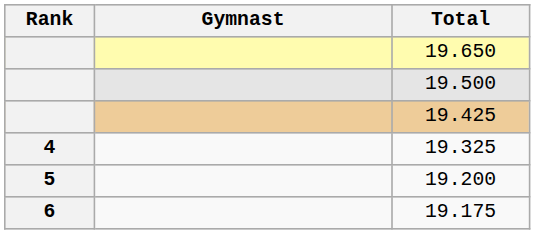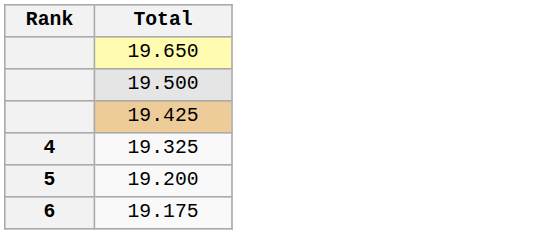- column: (243, 21)
